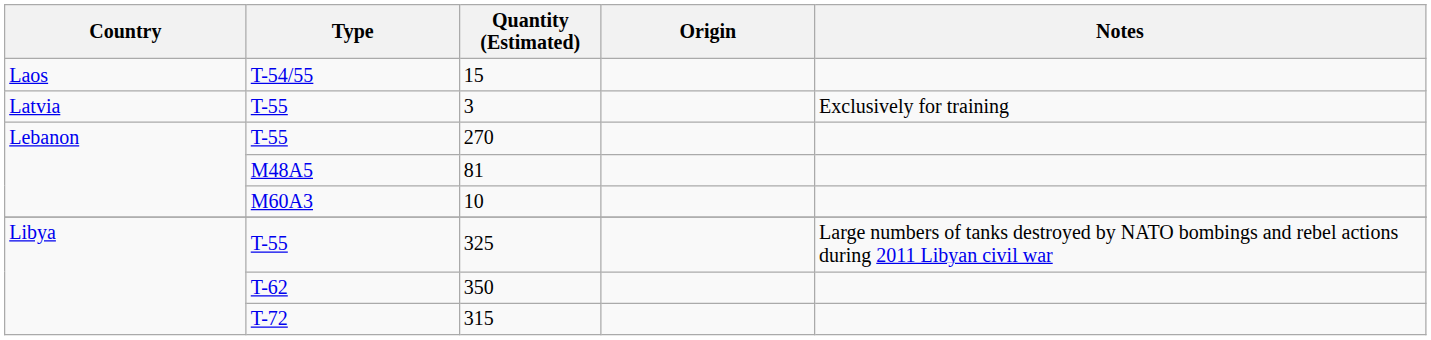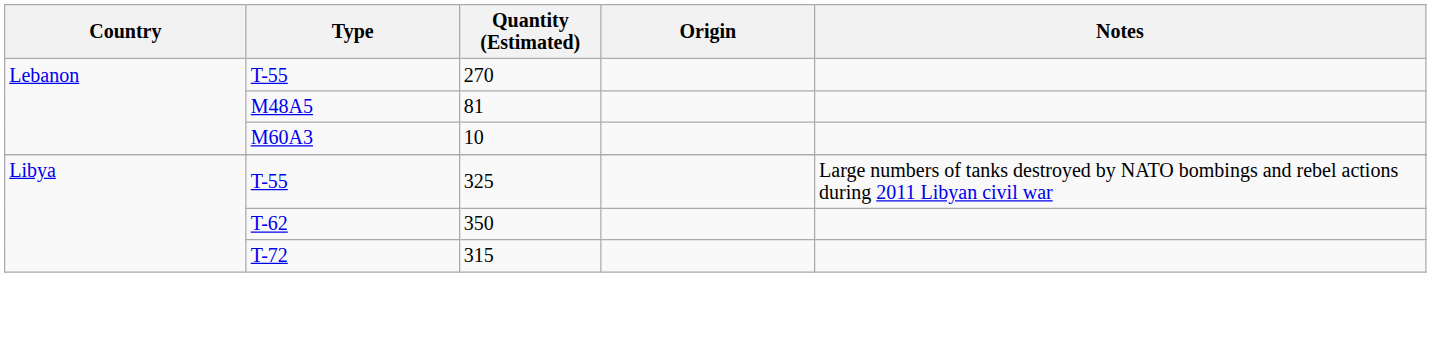- row: (282, 74)
- row: (269, 106)
